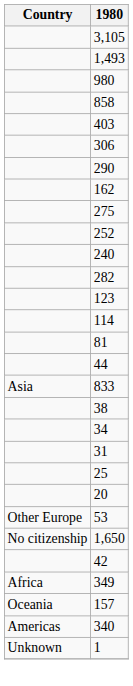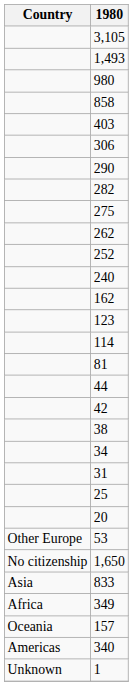rows swapped: (104, 277) <-> (104, 189)
+ row: (104, 233)
rows swapped: (101, 560) <-> (104, 386)
